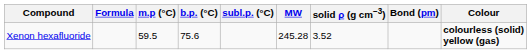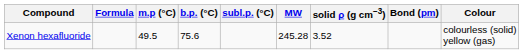(148, 35) 59.5 -> (148, 35) 49.5
(484, 35) bold -> (480, 35) normal
